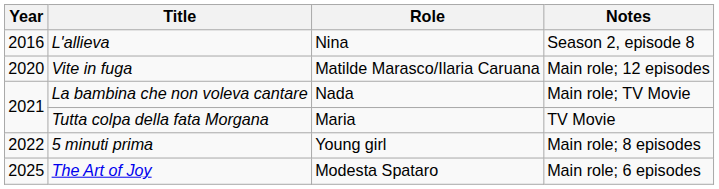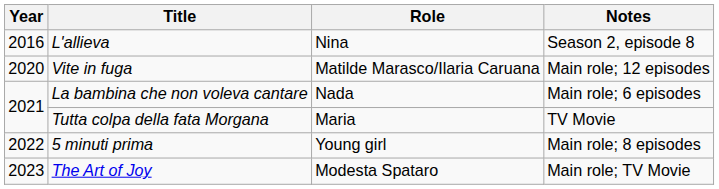(619, 94) Main role; TV Movie -> (624, 94) Main role; 6 episodes
(26, 171) 2025 -> (26, 171) 2023
(624, 171) Main role; 6 episodes -> (619, 171) Main role; TV Movie
